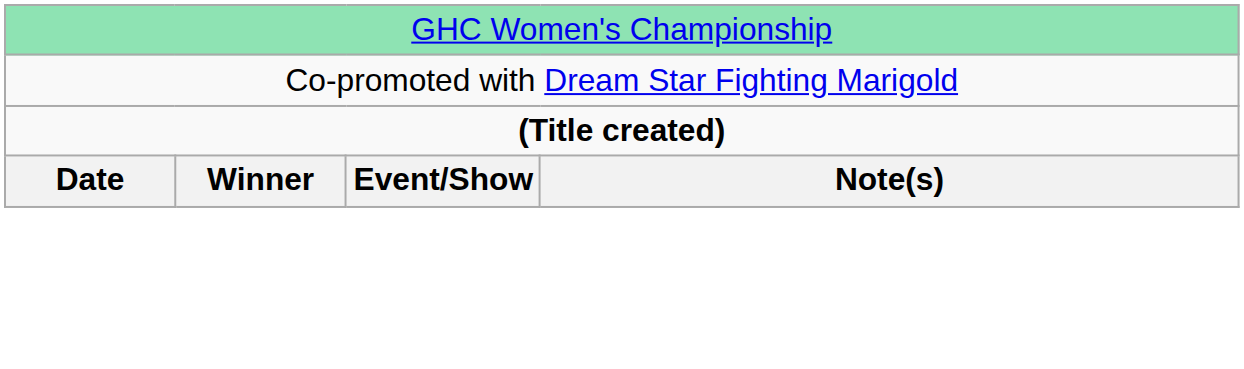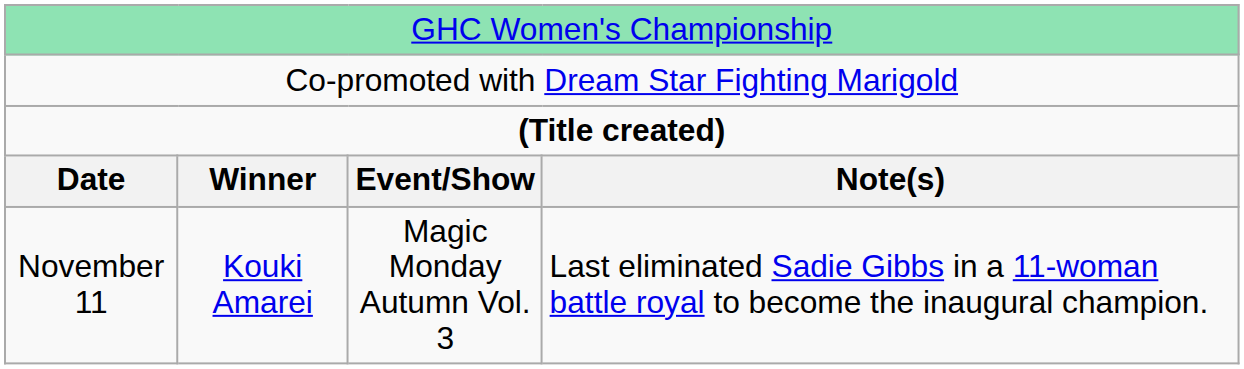+ row: (91, 284)
